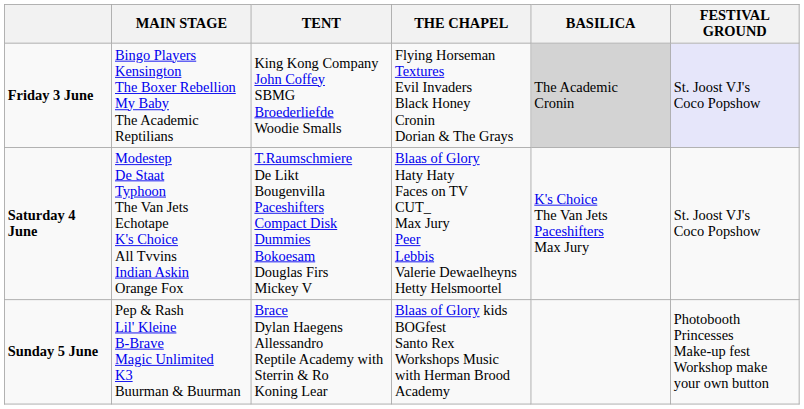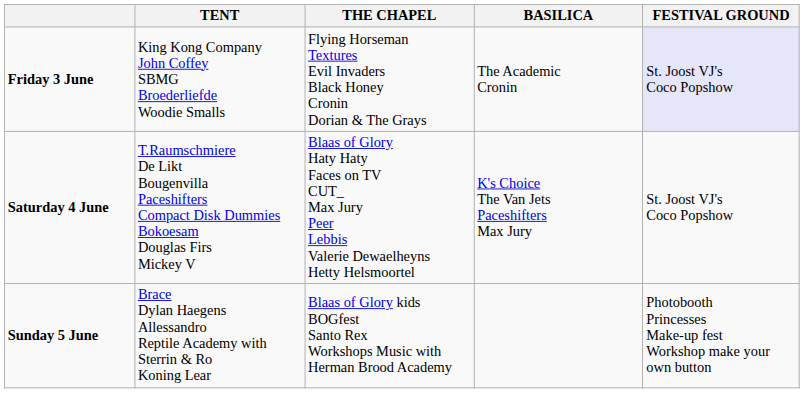- column: (181, 24)
(576, 95) lightgrey background -> (519, 79) no background
